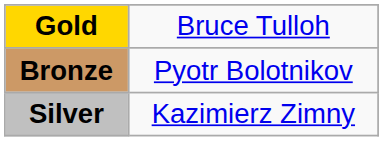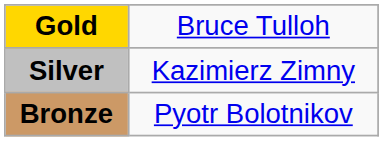rows swapped: (66, 113) <-> (66, 69)
